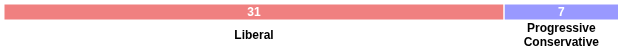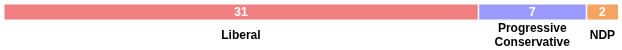+ column: (602, 12)
